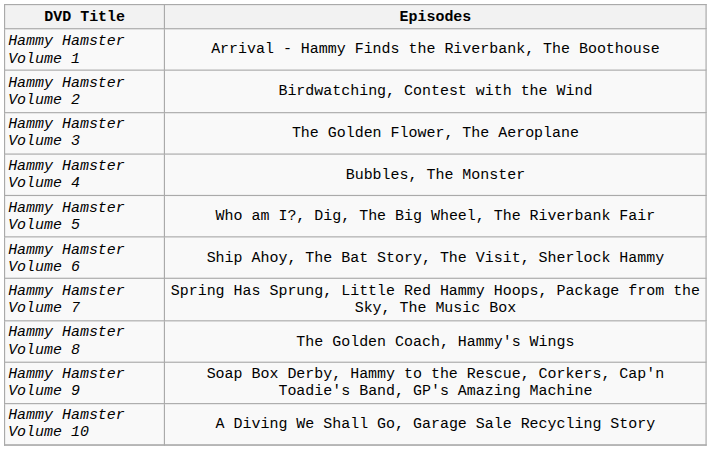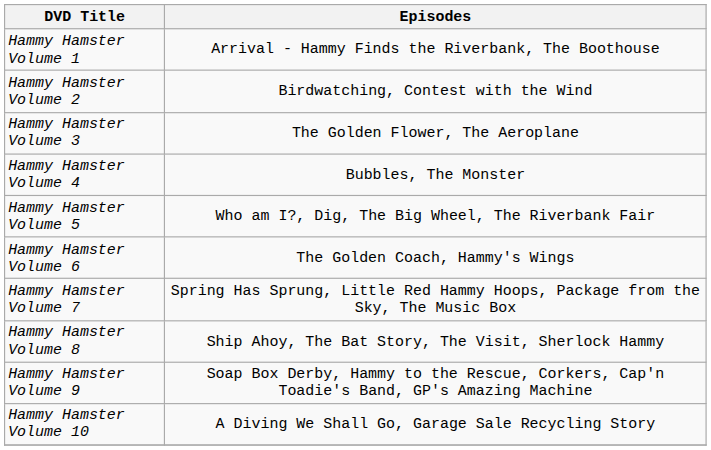(435, 258) Ship Ahoy, The Bat Story, The Visit, Sherlock Hammy -> (435, 258) The Golden Coach, Hammy's Wings
(435, 341) The Golden Coach, Hammy's Wings -> (435, 341) Ship Ahoy, The Bat Story, The Visit, Sherlock Hammy
